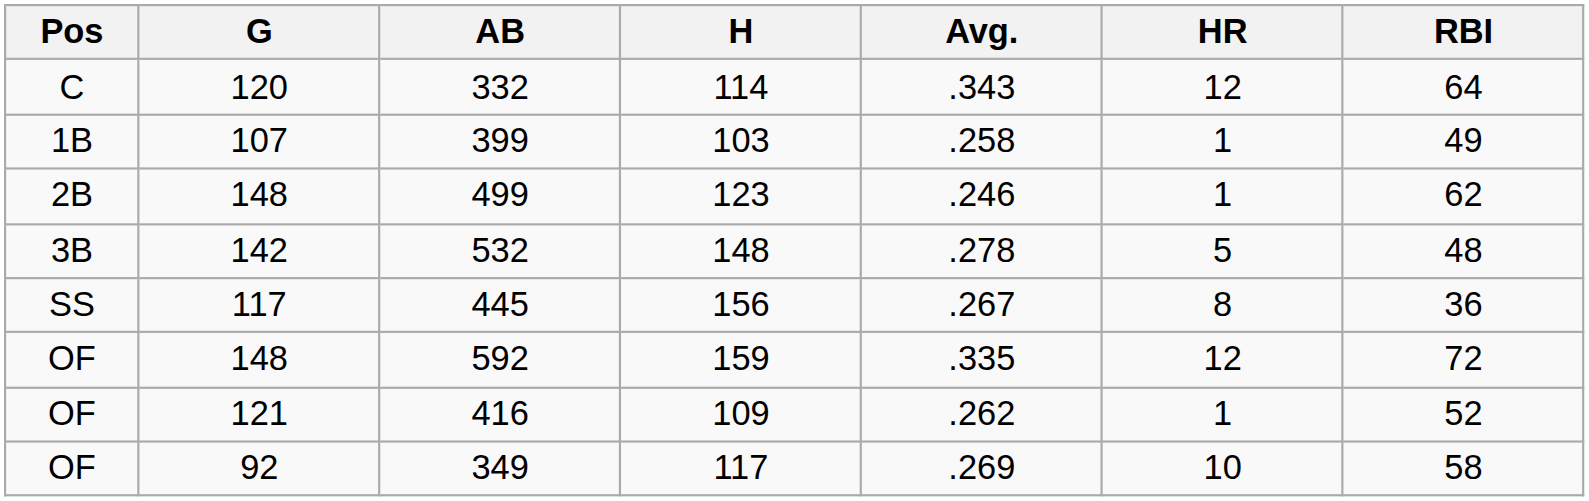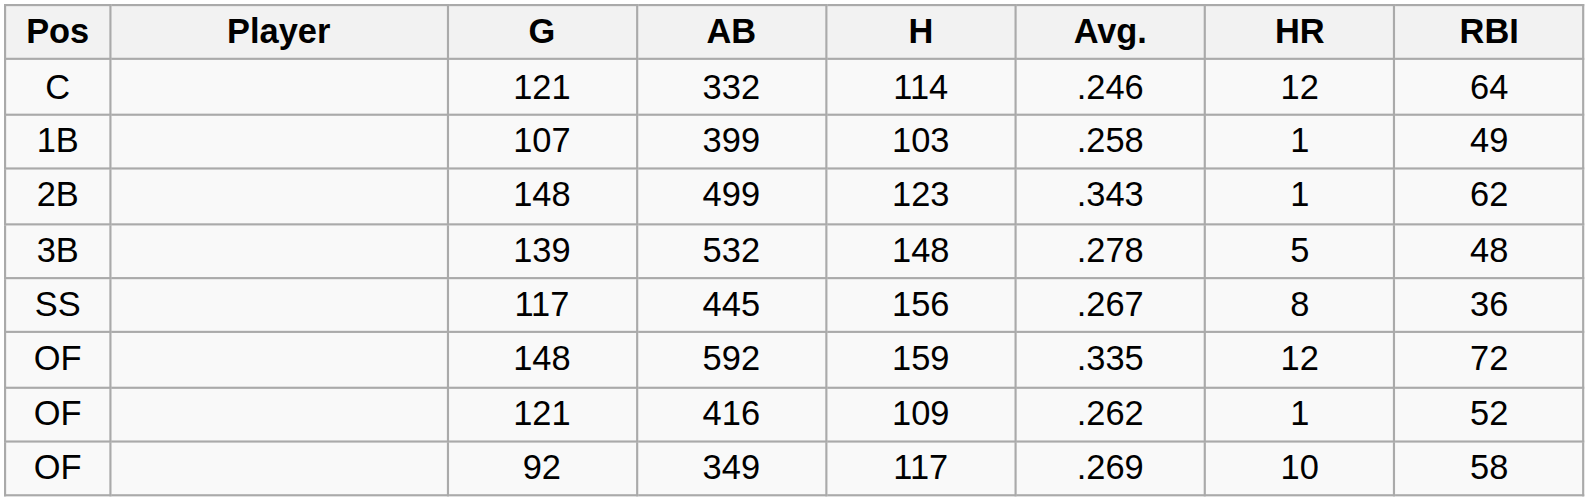+ column: (279, 31)
(259, 86) 120 -> (542, 86) 121
(982, 86) .343 -> (1110, 86) .246
(982, 195) .246 -> (1110, 195) .343
(259, 250) 142 -> (542, 250) 139
